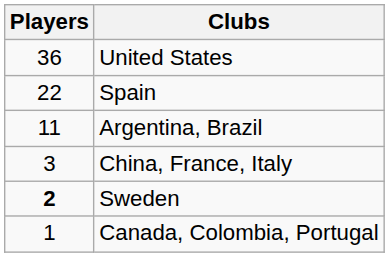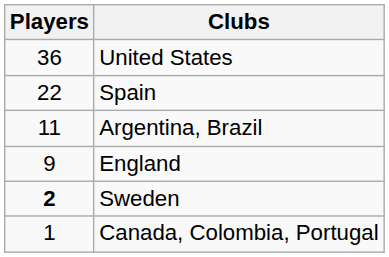+ row: (140, 163)
- row: (196, 163)
